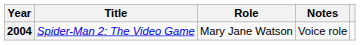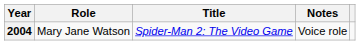columns swapped: (116, 13) <-> (246, 13)
